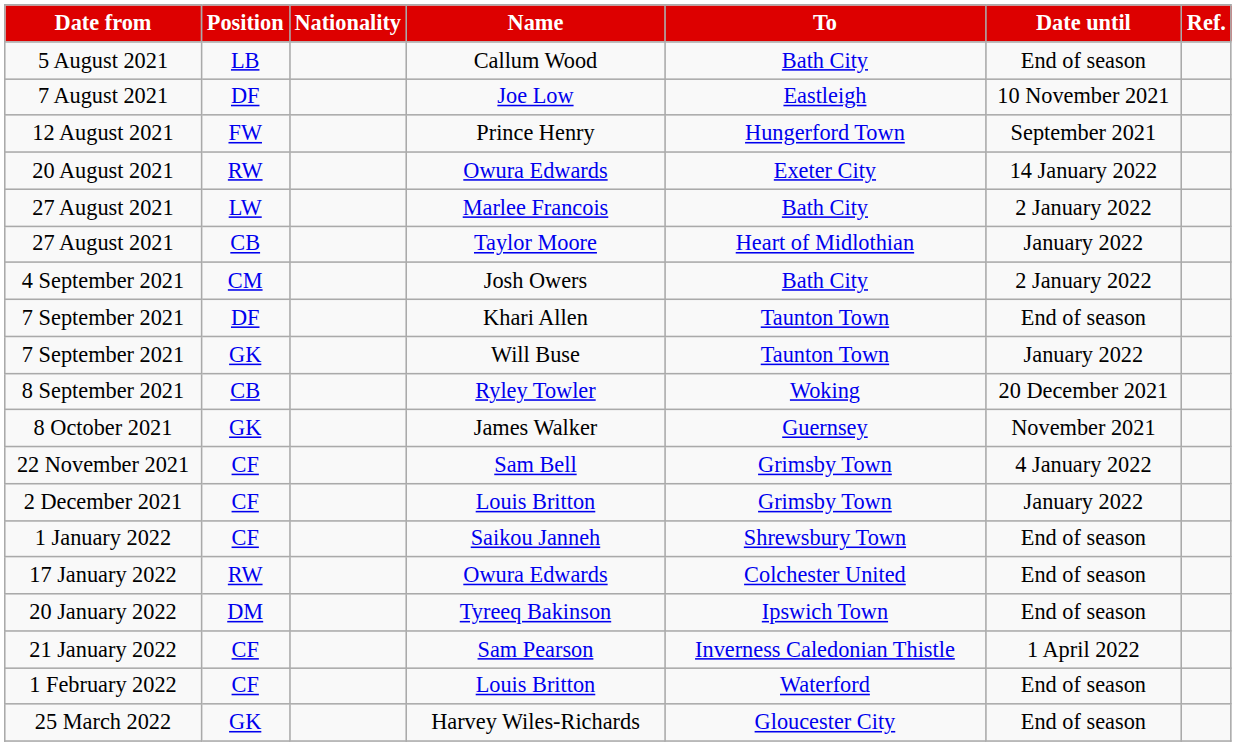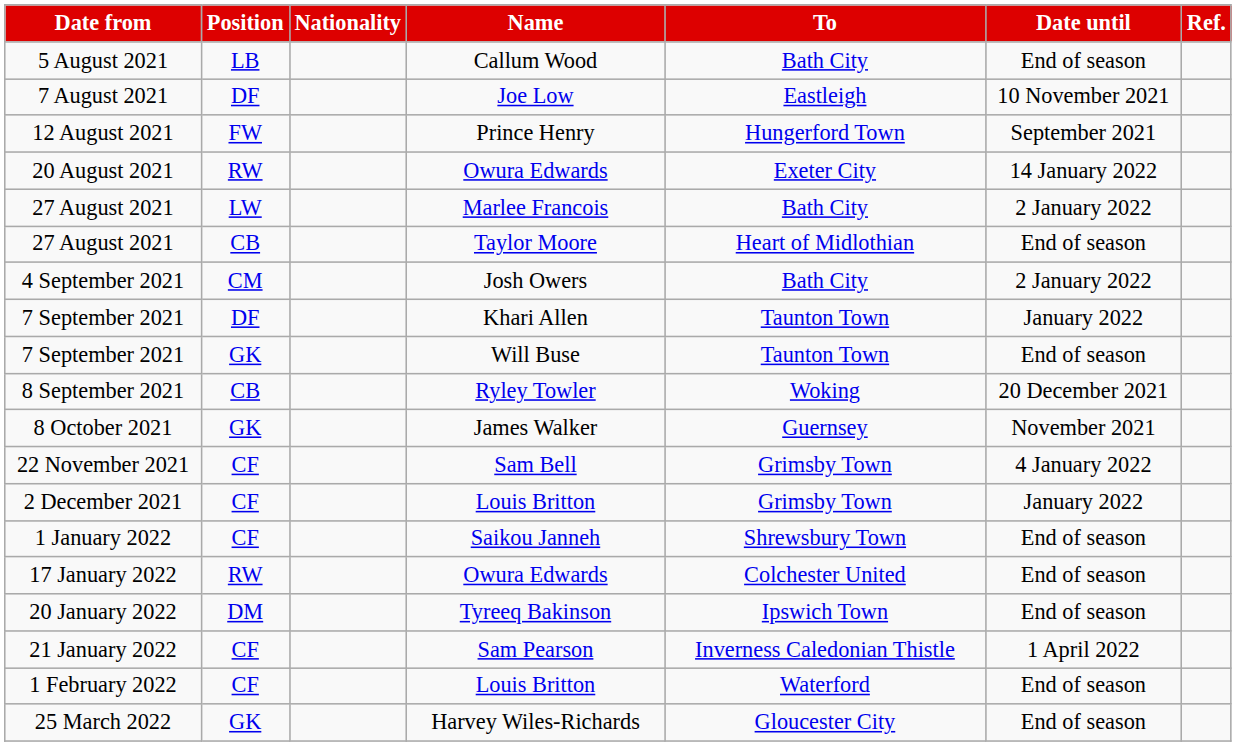(1083, 244) January 2022 -> (1083, 244) End of season
(1083, 317) End of season -> (1083, 317) January 2022
(1083, 354) January 2022 -> (1083, 354) End of season
